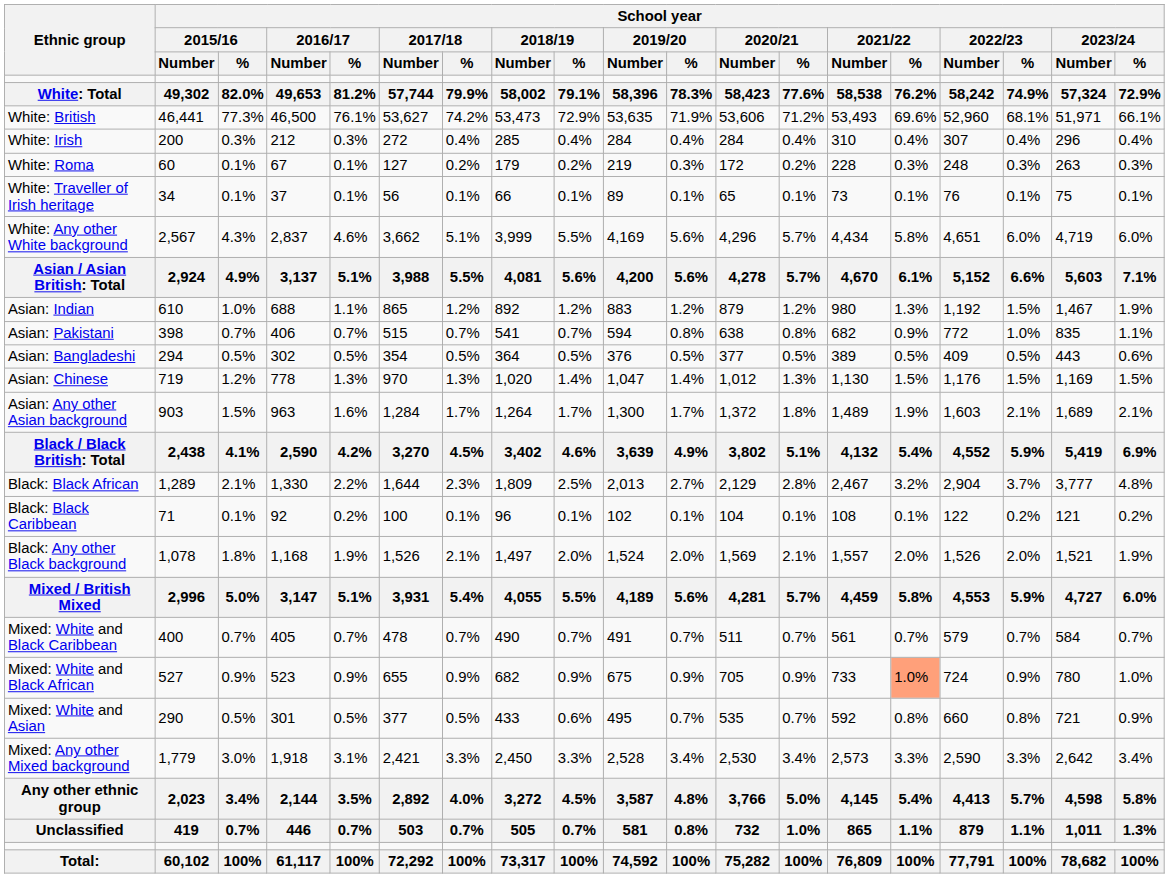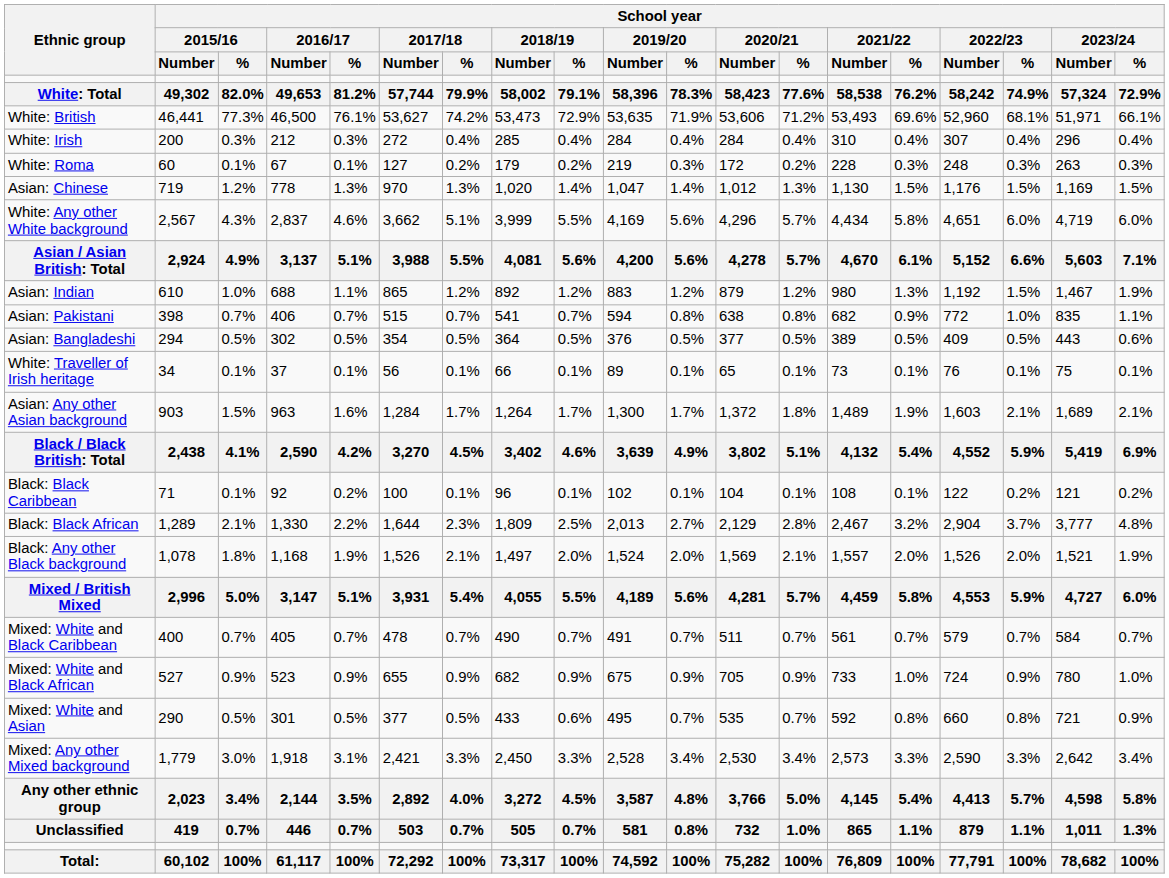rows swapped: (68, 196) <-> (58, 380)
rows swapped: (48, 516) <-> (73, 484)
(911, 677) lightsalmon background -> (911, 677) no background
